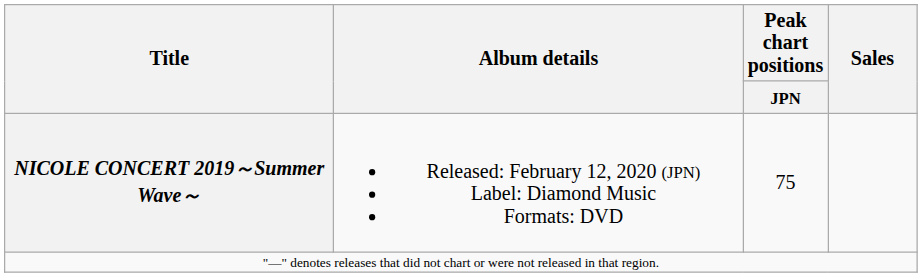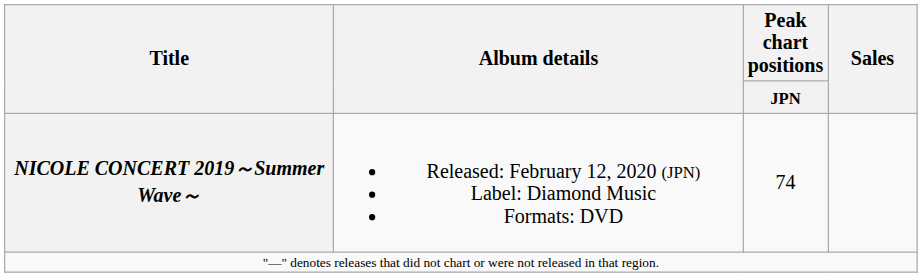(785, 182) 75 -> (785, 182) 74
